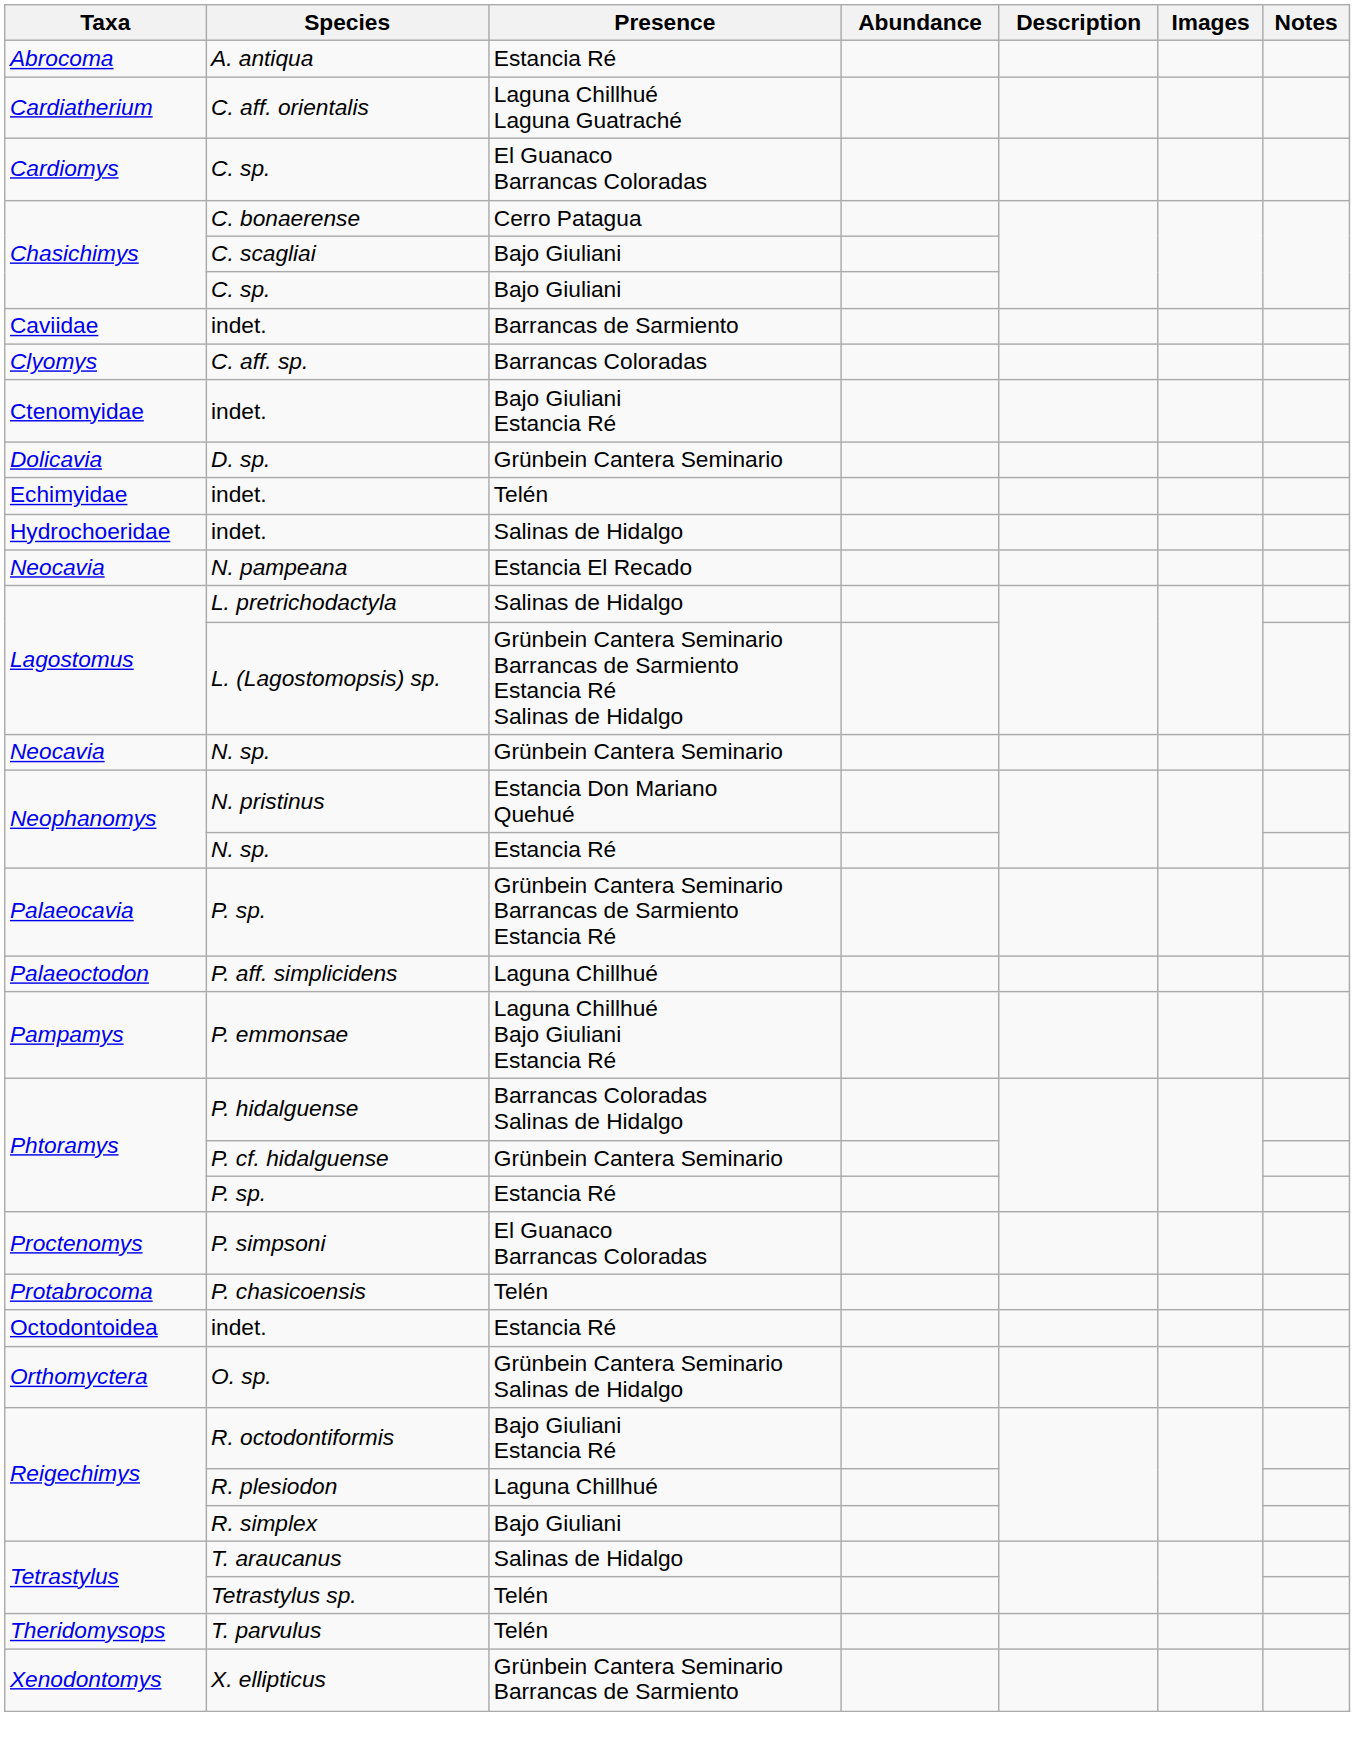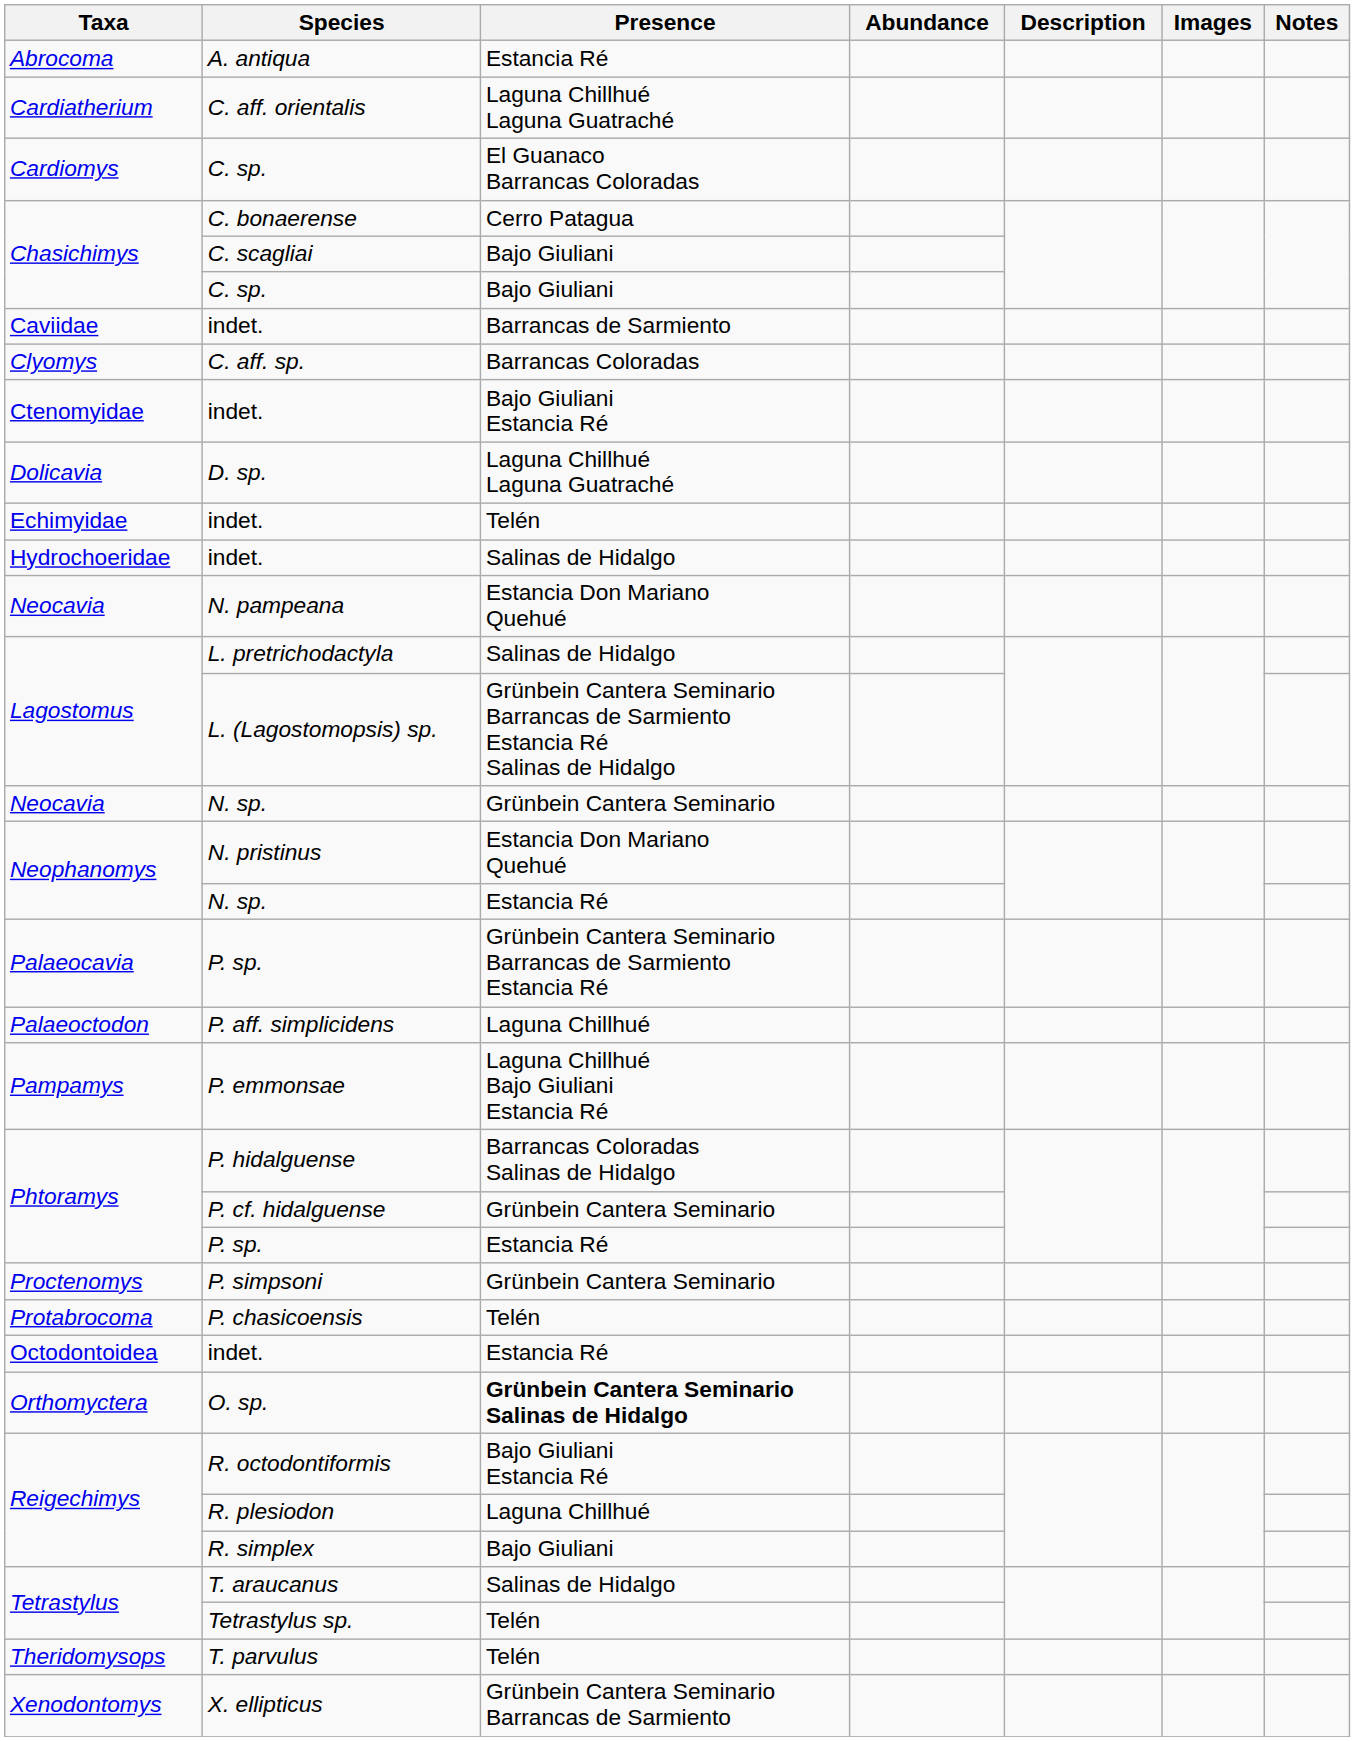(638, 459) Grünbein Cantera Seminario -> (580, 472) Laguna Chillhué Laguna Guatraché
(593, 567) Estancia El Recado -> (598, 605) Estancia Don Mariano Quehué
(600, 1242) El Guanaco Barrancas Coloradas -> (630, 1281) Grünbein Cantera Seminario
(638, 1376) normal -> (640, 1402) bold
